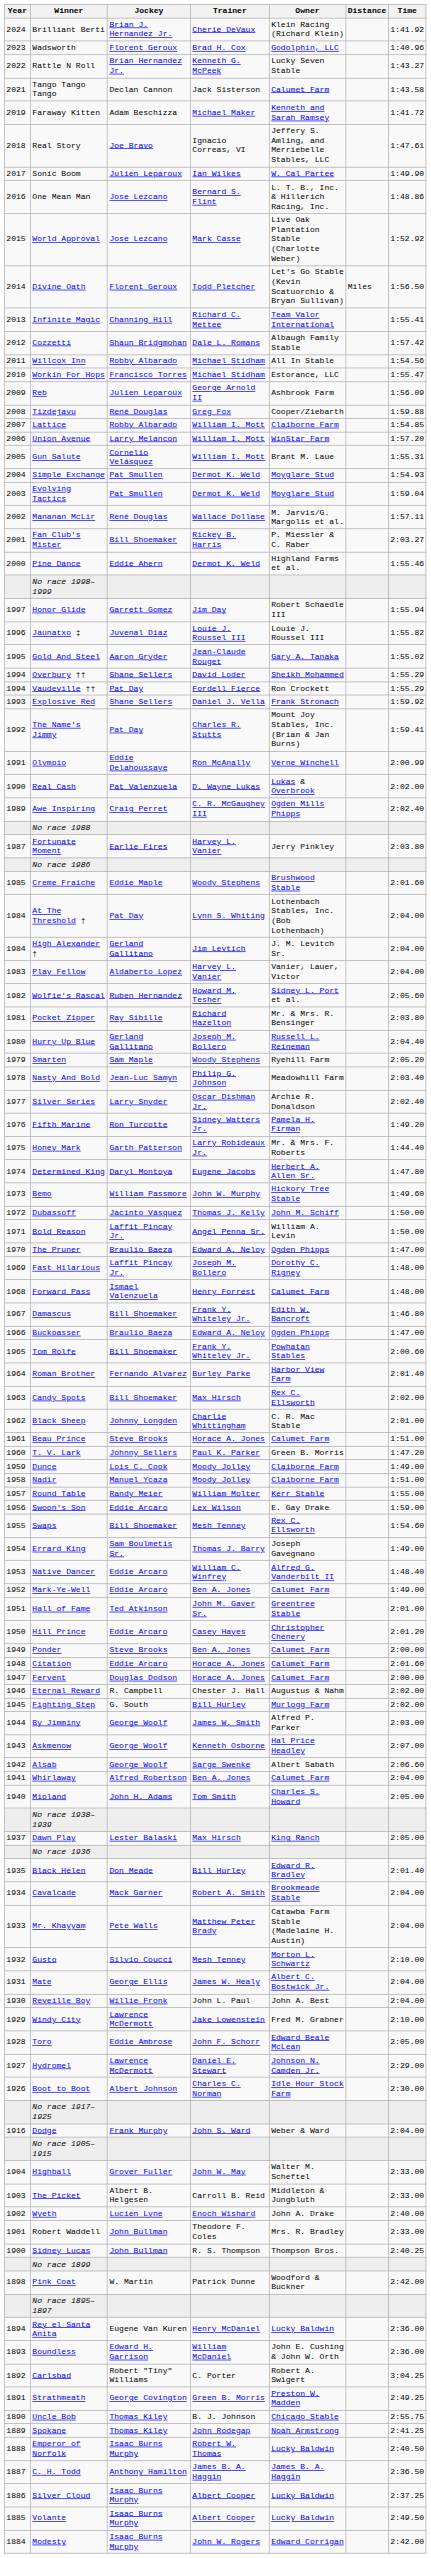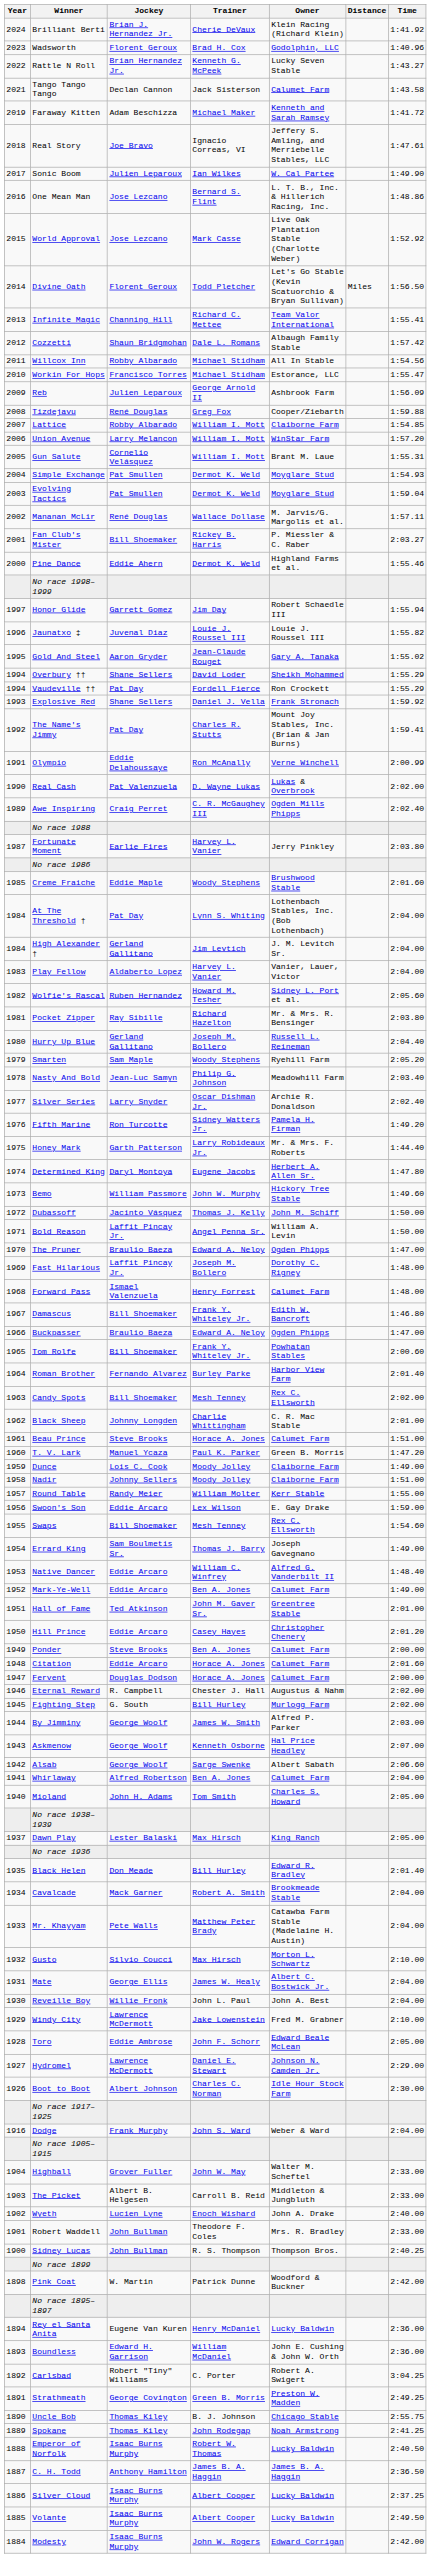(217, 1397) Max Hirsch -> (219, 1397) Mesh Tenney
(143, 1453) Johnny Sellers -> (138, 1453) Manuel Ycaza
(138, 1480) Manuel Ycaza -> (143, 1480) Johnny Sellers
(219, 1959) Mesh Tenney -> (217, 1959) Max Hirsch
